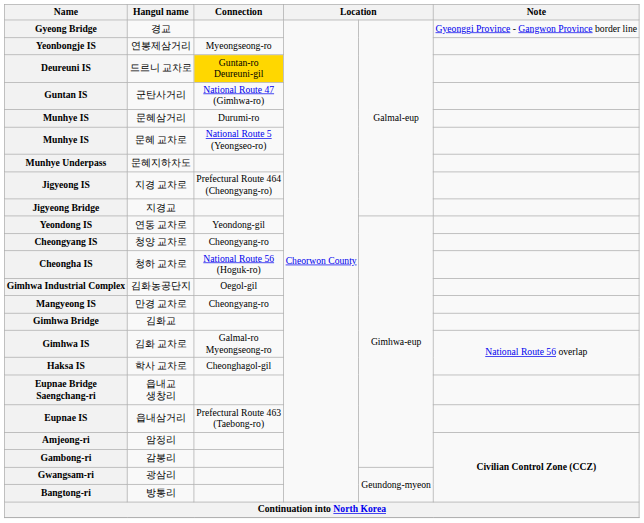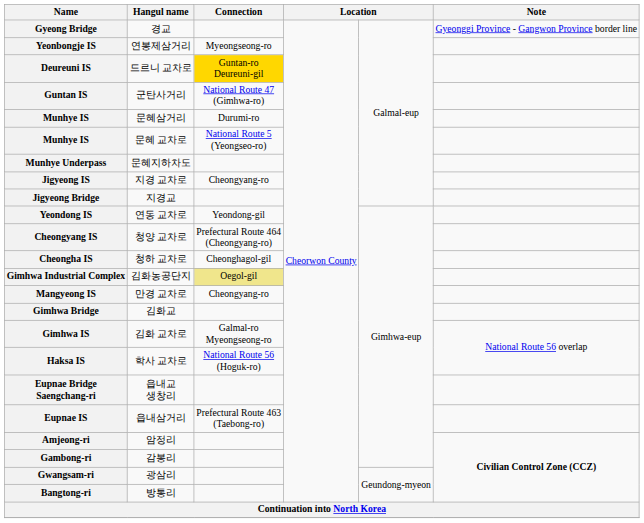(239, 184) Prefectural Route 464 (Cheongyang-ro) -> (239, 179) Cheongyang-ro
(239, 241) Cheongyang-ro -> (239, 236) Prefectural Route 464 (Cheongyang-ro)
(239, 264) National Route 56 (Hoguk-ro) -> (239, 259) Cheonghagol-gil
(239, 286) no background -> (239, 276) khaki background
(239, 365) Cheonghagol-gil -> (239, 360) National Route 56 (Hoguk-ro)
